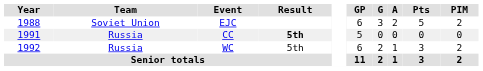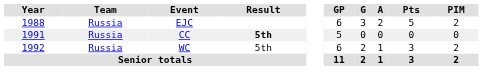(125, 23) Soviet Union -> (105, 23) Russia
